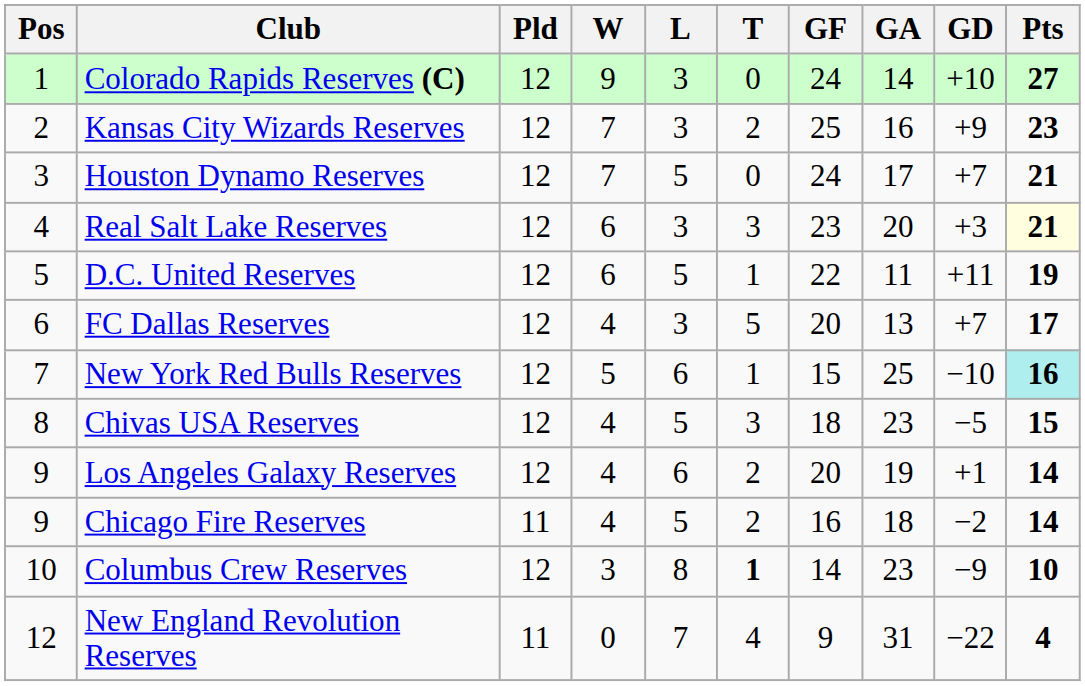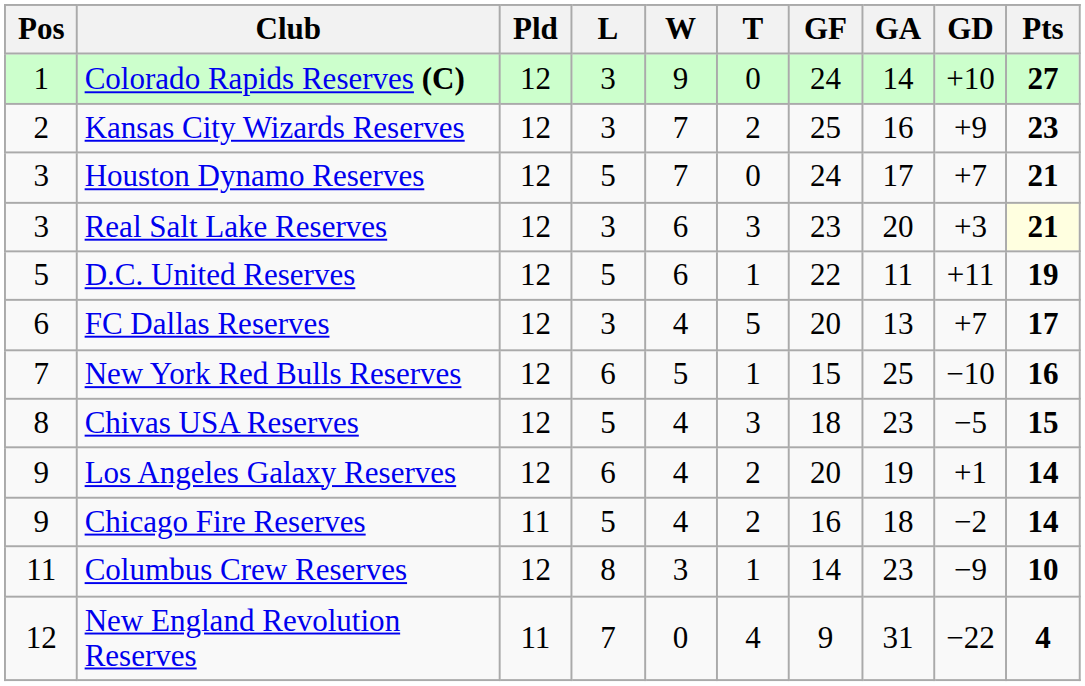columns swapped: (608, 29) <-> (680, 29)
(41, 226) 4 -> (41, 226) 3
(1043, 373) paleturquoise background -> (1043, 373) no background
(41, 570) 10 -> (41, 570) 11
(753, 570) bold -> (753, 570) normal
